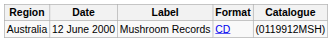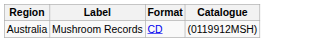- column: (83, 12)
